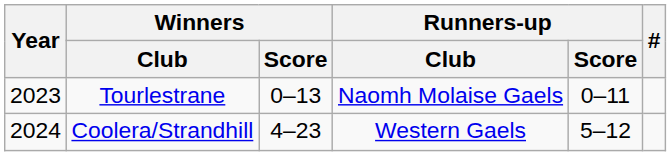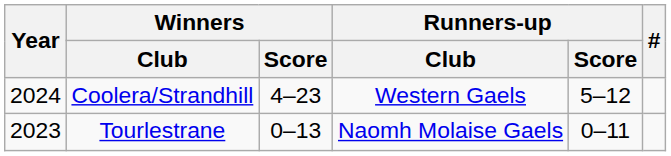rows swapped: (162, 131) <-> (162, 95)
